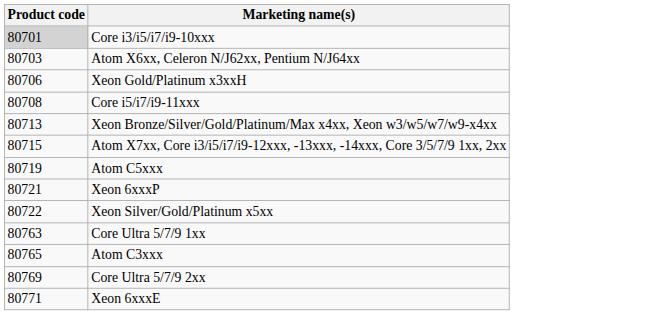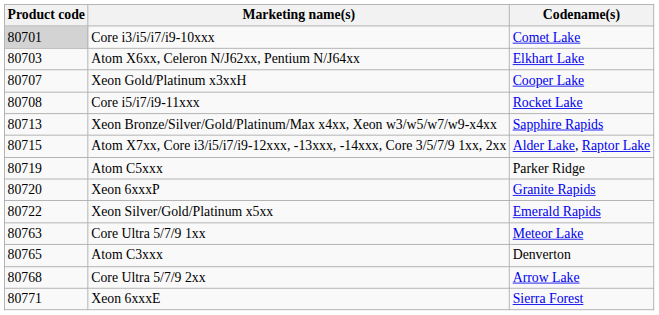+ column: (581, 15)
(25, 80) 80706 -> (25, 80) 80707
(25, 189) 80721 -> (25, 189) 80720
(25, 277) 80769 -> (25, 277) 80768
